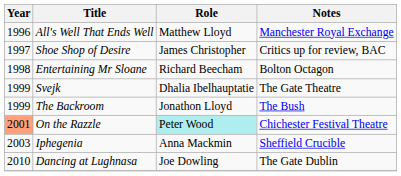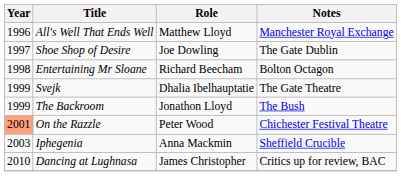(202, 50) James Christopher -> (189, 50) Joe Dowling
(322, 50) Critics up for review, BAC -> (299, 50) The Gate Dublin
(186, 124) paleturquoise background -> (186, 124) no background
(189, 161) Joe Dowling -> (202, 161) James Christopher
(299, 161) The Gate Dublin -> (322, 161) Critics up for review, BAC
